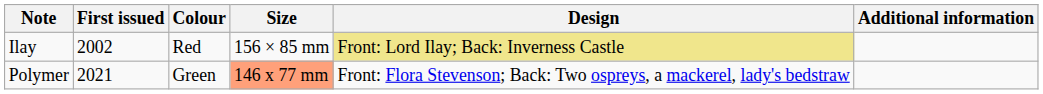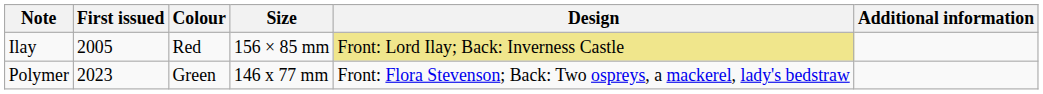(95, 46) 2002 -> (95, 46) 2005
(95, 74) 2021 -> (95, 74) 2023
(281, 74) lightsalmon background -> (281, 74) no background
